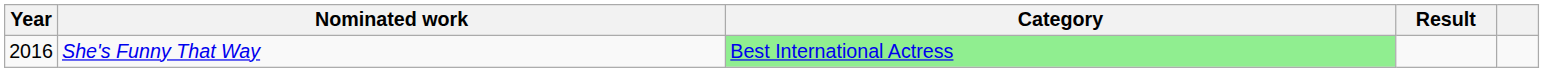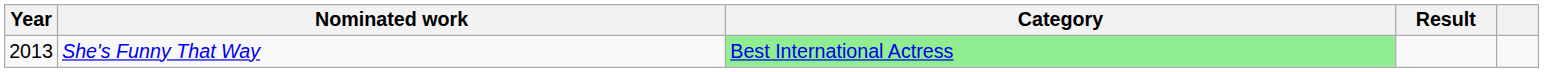(31, 51) 2016 -> (31, 51) 2013
